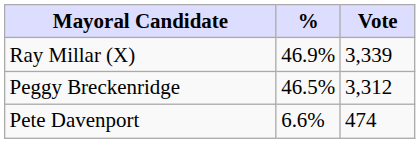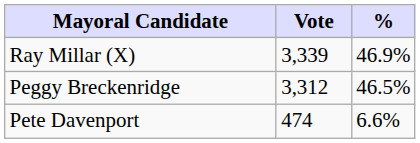columns swapped: (378, 21) <-> (308, 21)
